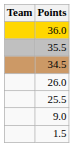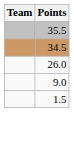- row: (57, 30)
- row: (57, 99)
